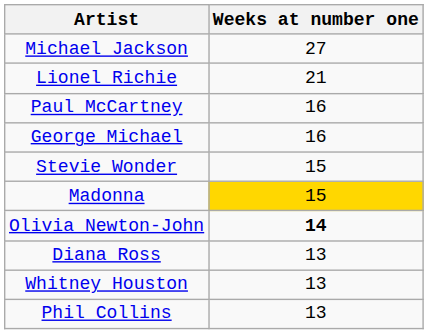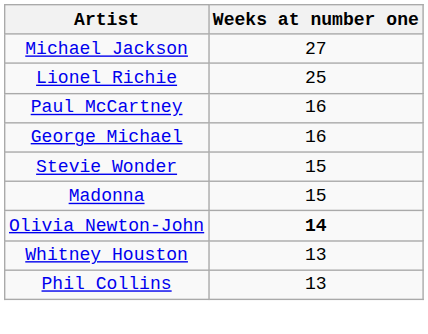(316, 78) 21 -> (316, 78) 25
(316, 196) gold background -> (316, 196) no background
- row: (107, 255)
